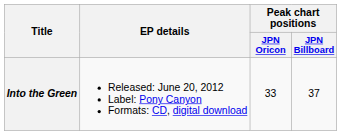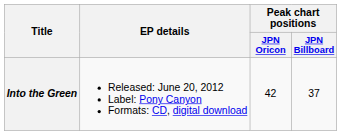(271, 94) 33 -> (271, 94) 42
